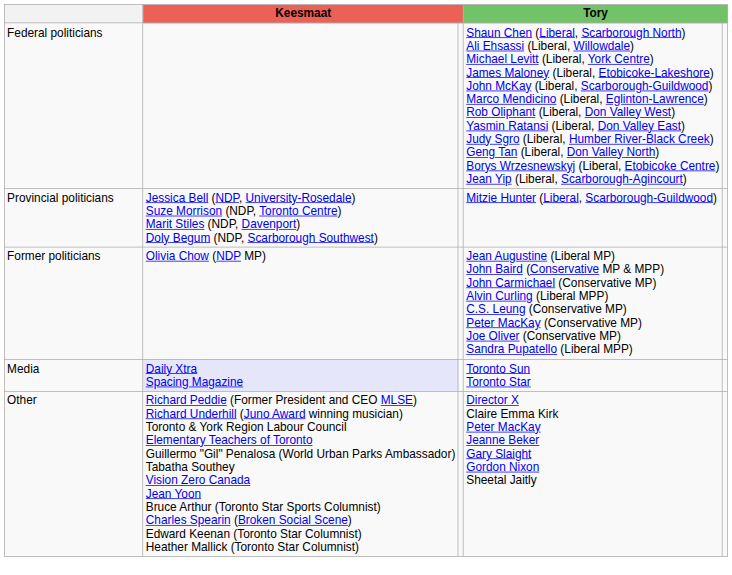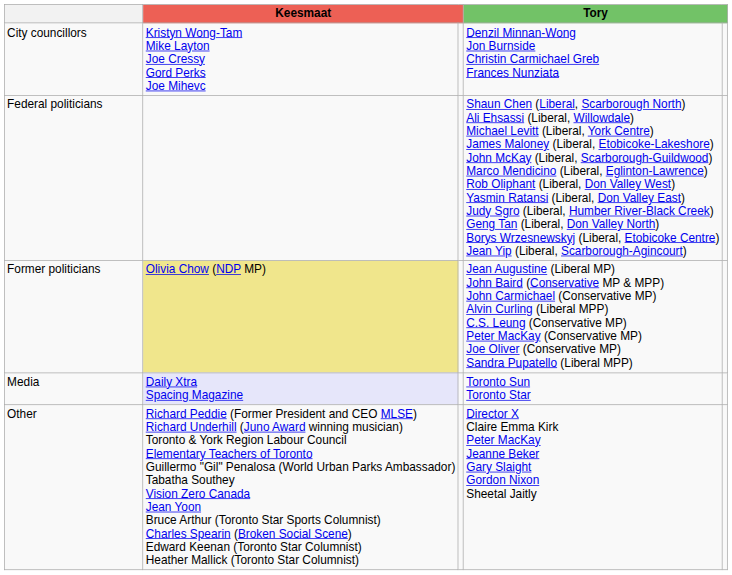+ row: (47, 32)
- row: (60, 197)
(206, 256) no background -> (206, 270) khaki background
